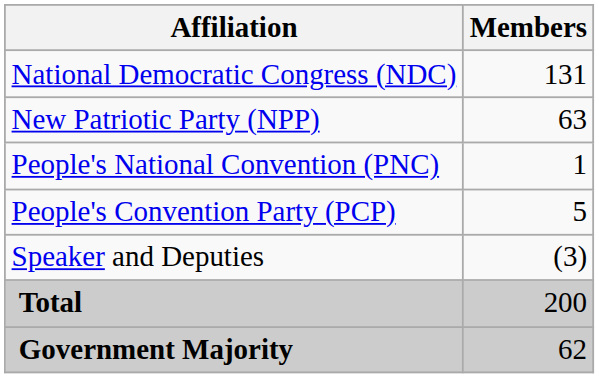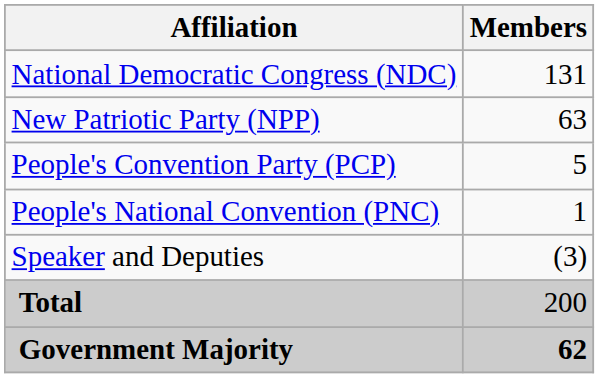rows swapped: (204, 211) <-> (225, 165)
(573, 348) normal -> (573, 348) bold
